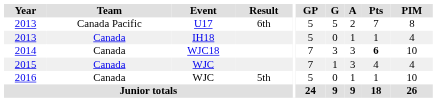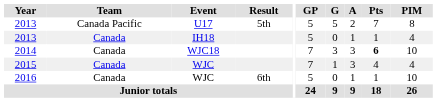(264, 24) 6th -> (264, 24) 5th
(264, 77) 5th -> (264, 77) 6th
